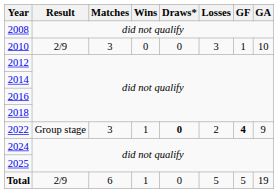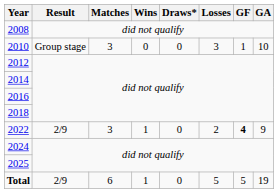(60, 46) 2/9 -> (60, 46) Group stage
(60, 130) Group stage -> (60, 130) 2/9
(179, 130) bold -> (179, 130) normal
